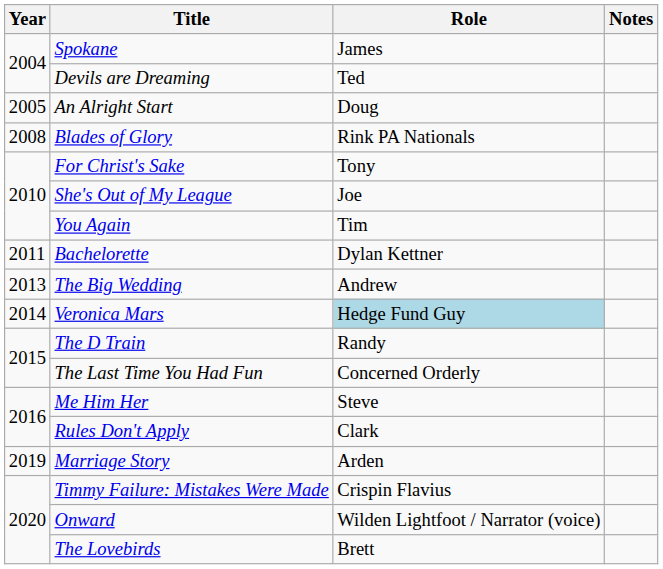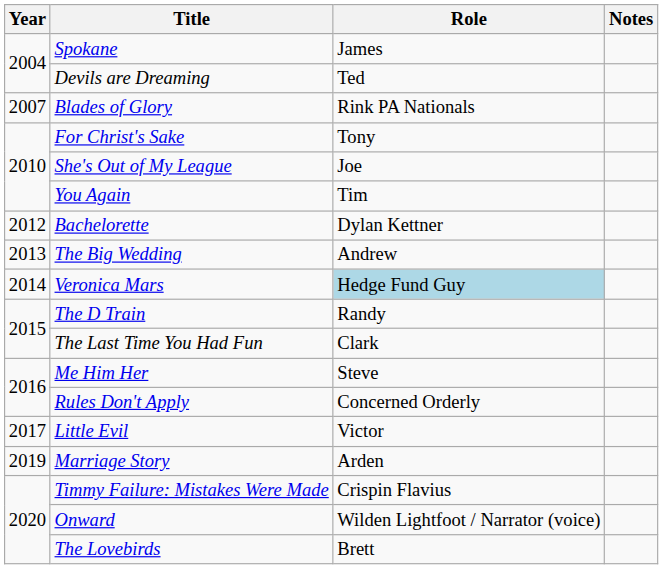- row: (114, 107)
(27, 136) 2008 -> (27, 107) 2007
(27, 254) 2011 -> (27, 225) 2012
(409, 372) Concerned Orderly -> (358, 343) Clark
(358, 431) Clark -> (409, 401) Concerned Orderly
+ row: (91, 431)
